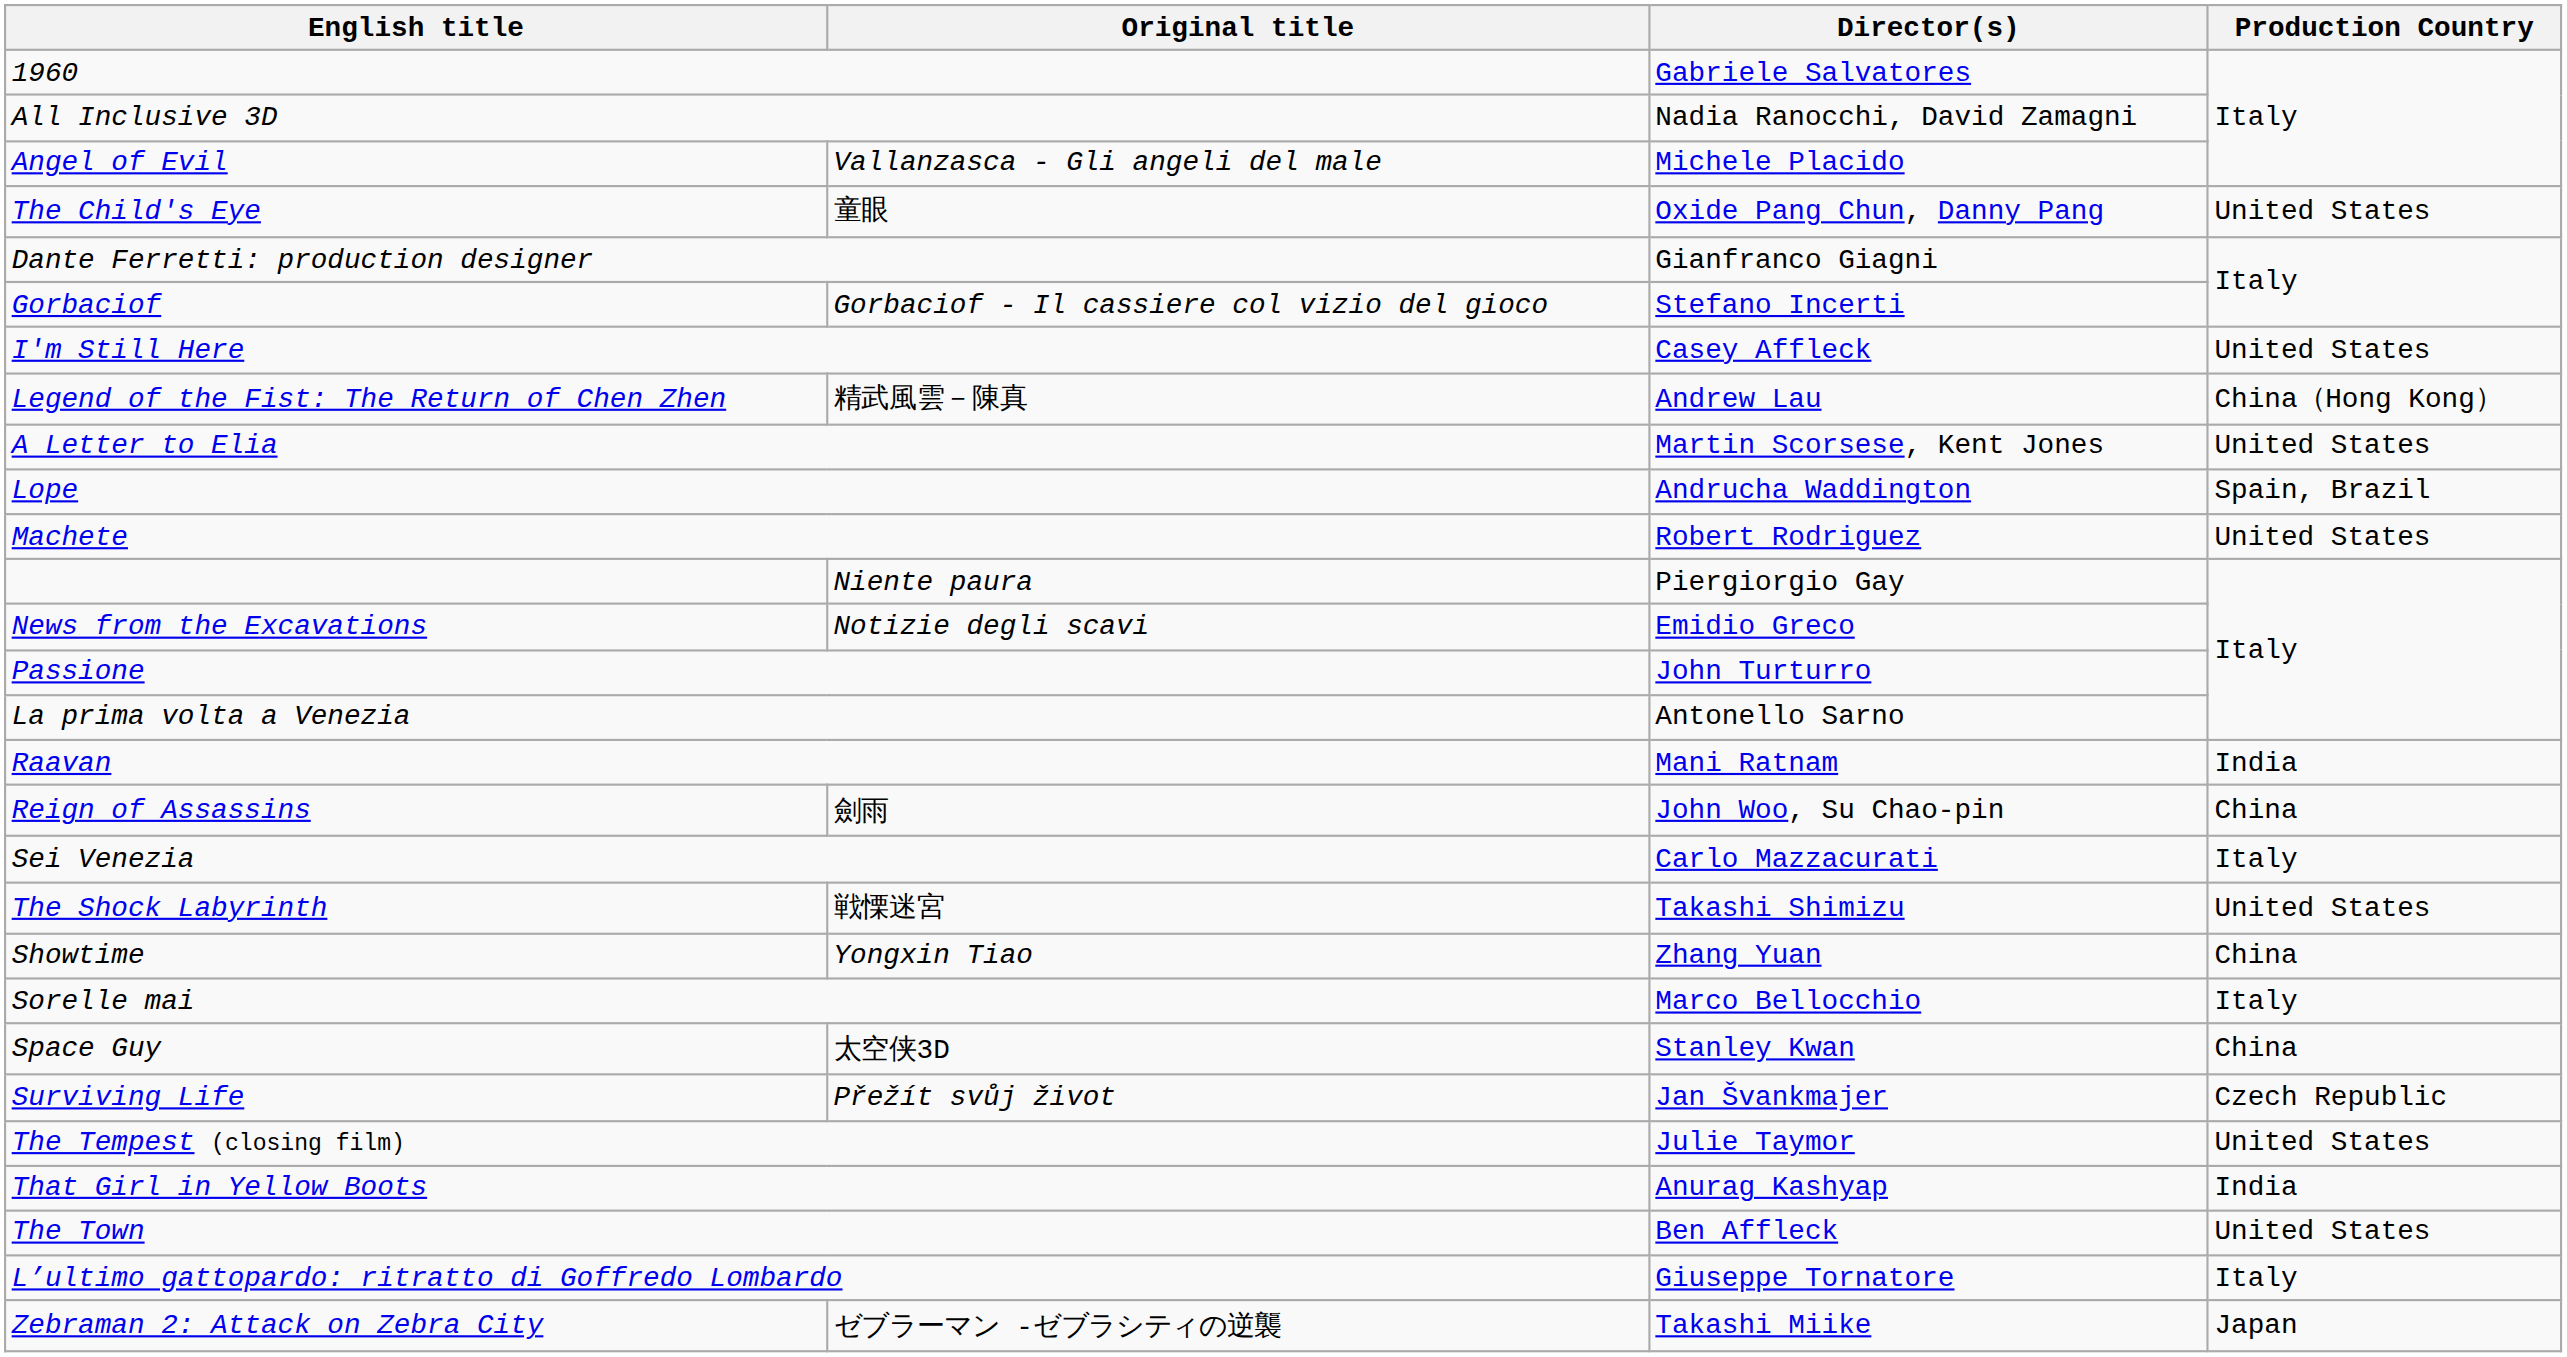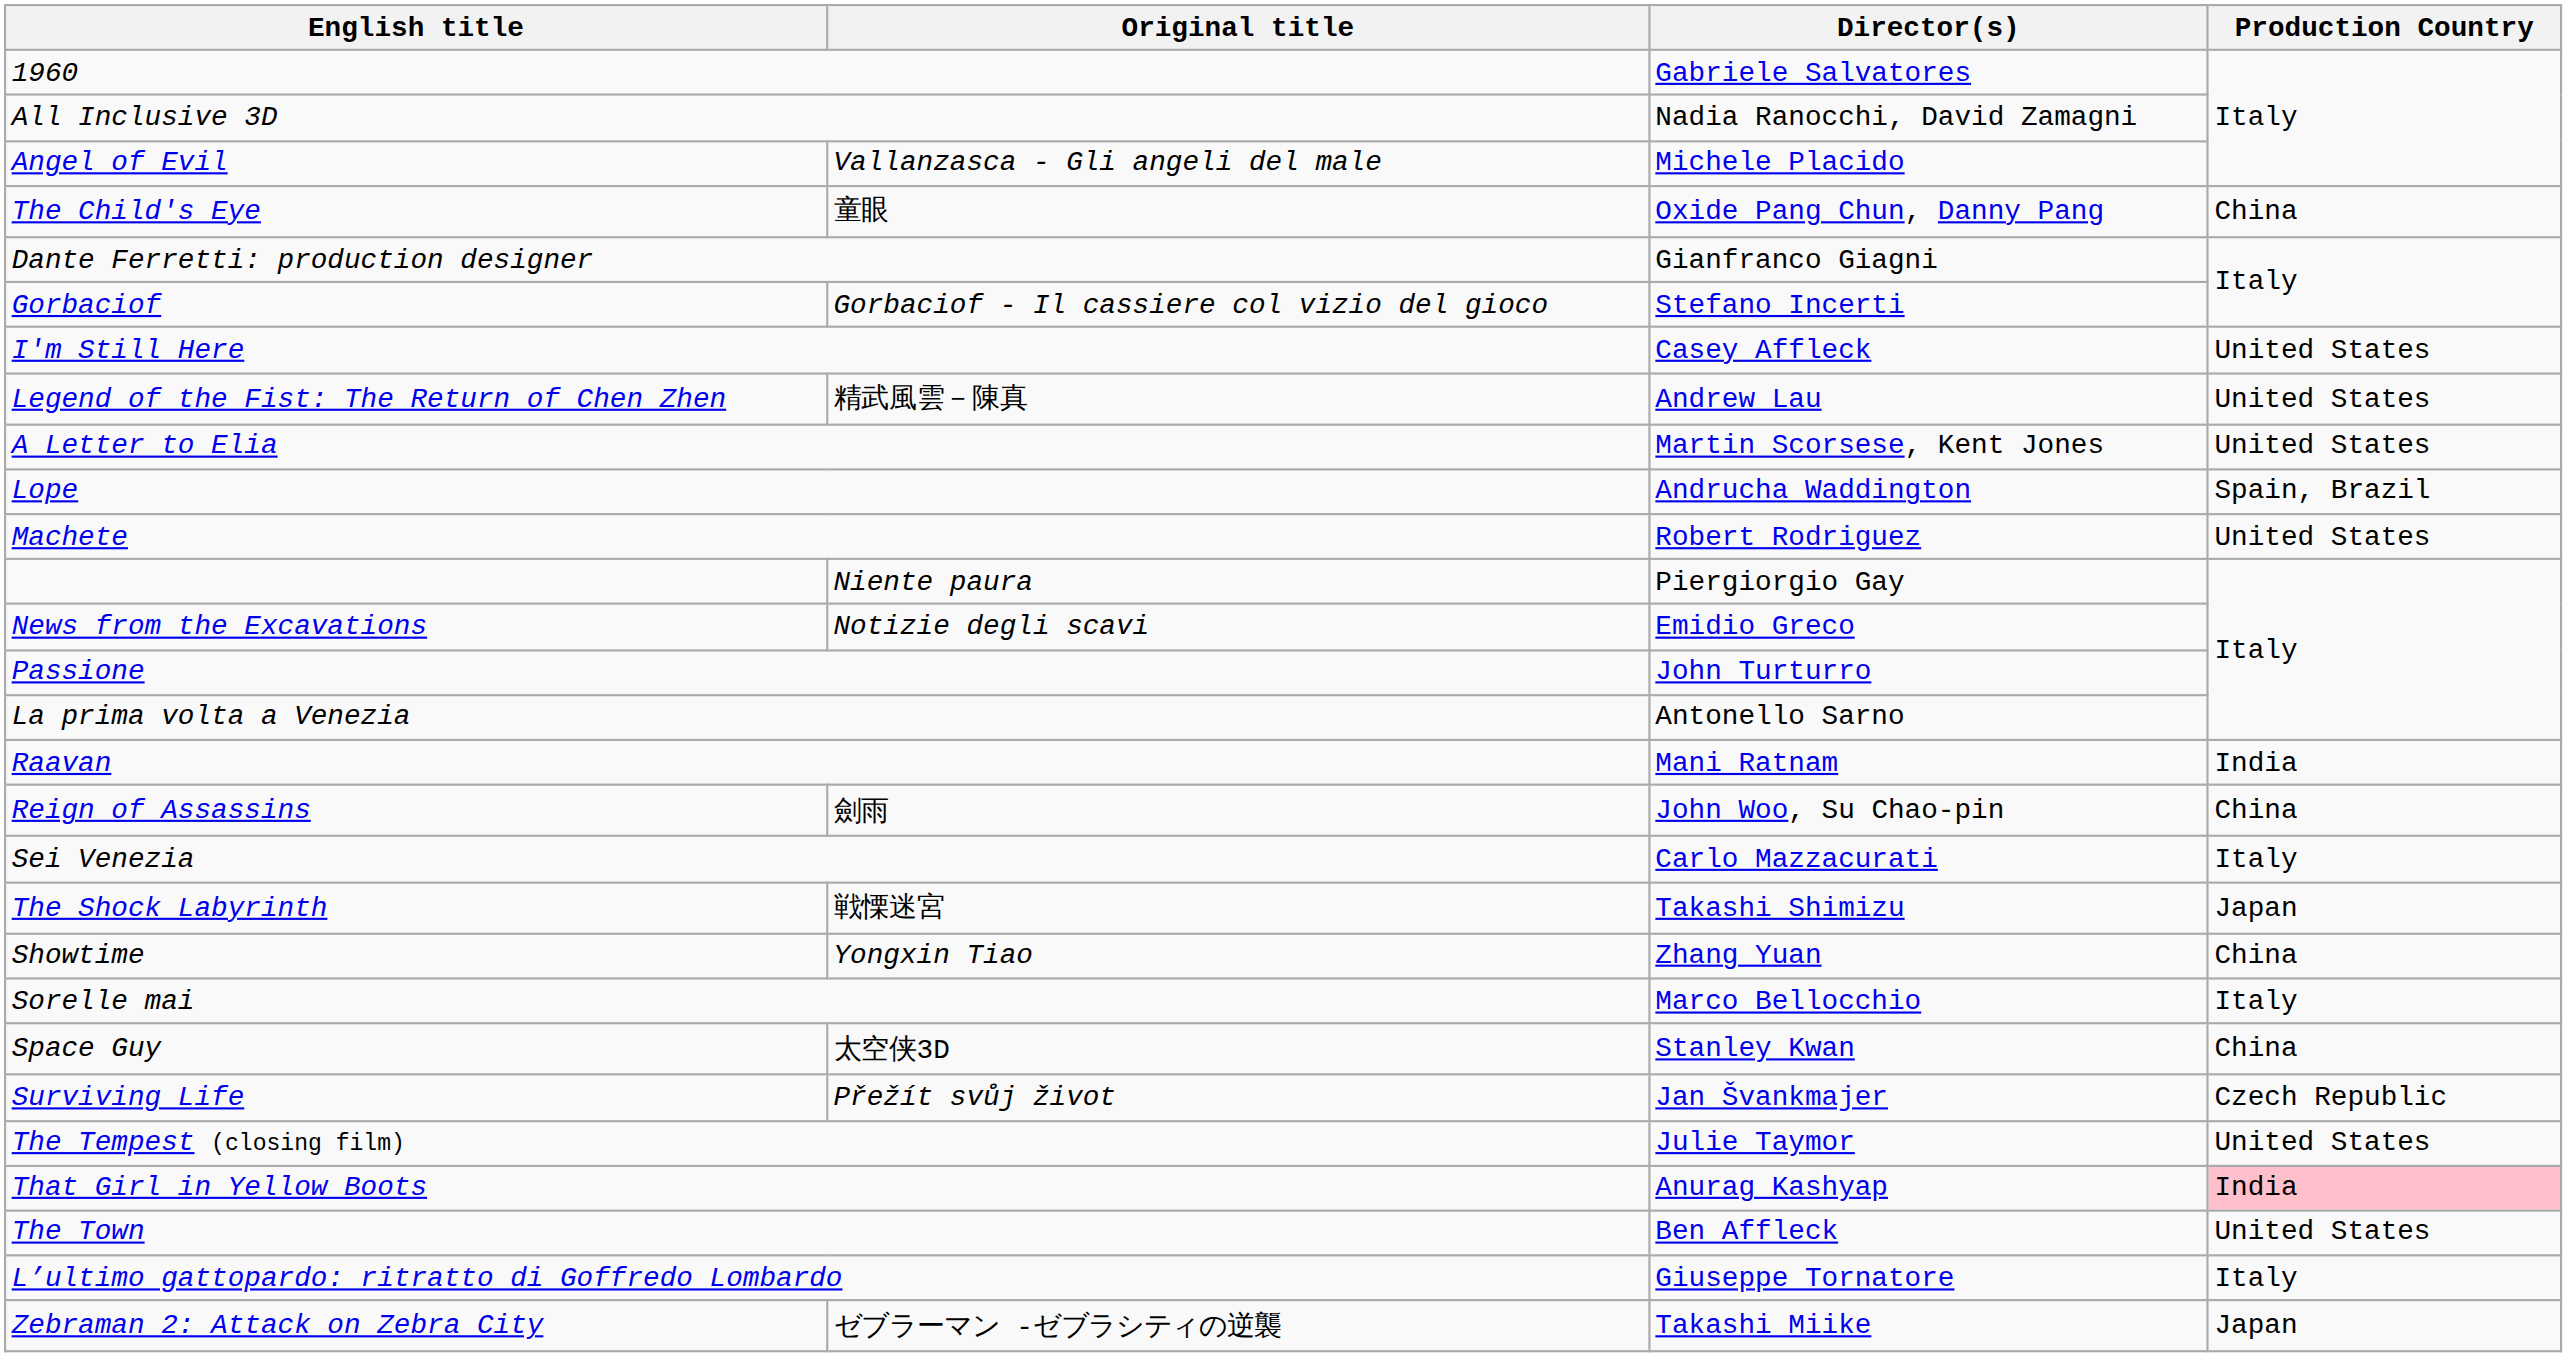(2322, 211) United States -> (2256, 211) China
(2358, 399) China（Hong Kong） -> (2322, 398) United States
(2322, 907) United States -> (2256, 907) Japan
(2256, 1188) no background -> (2256, 1188) pink background
